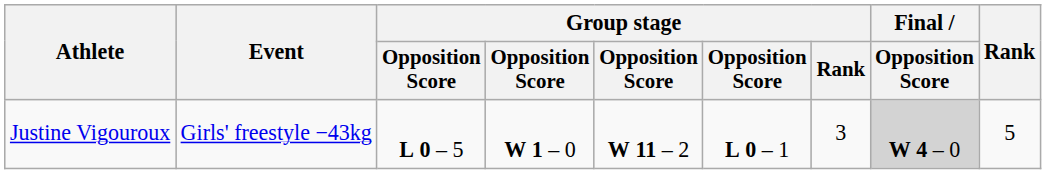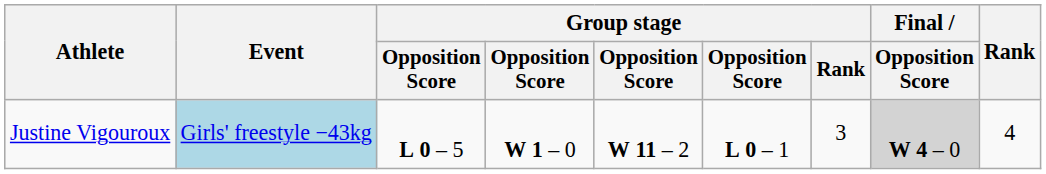(276, 134) no background -> (276, 134) lightblue background
(1010, 134) 5 -> (1010, 134) 4
